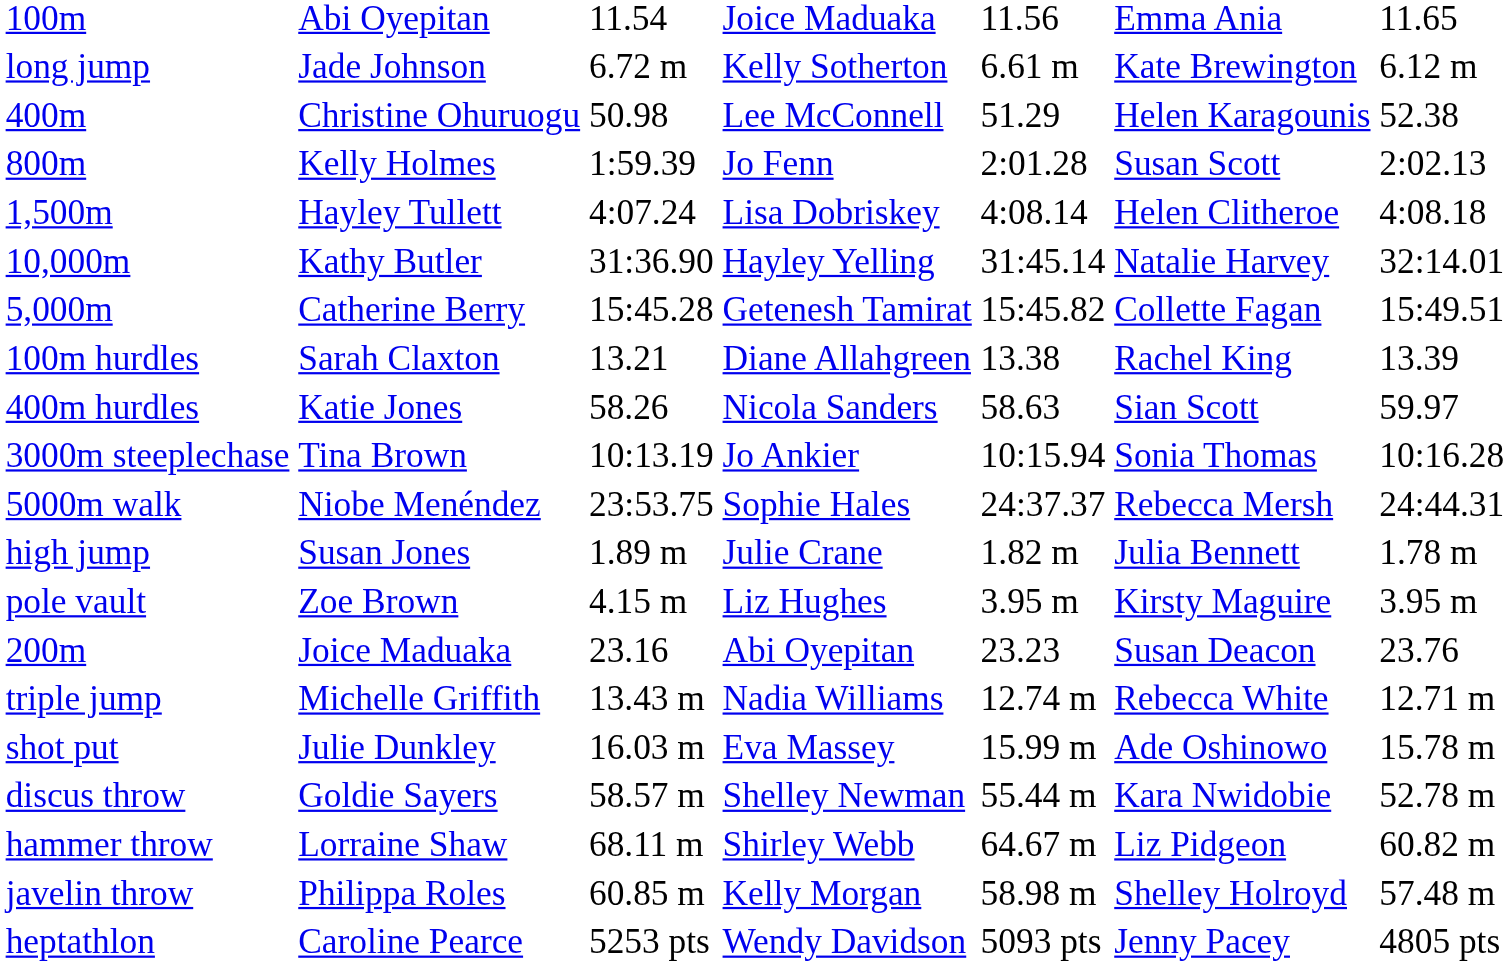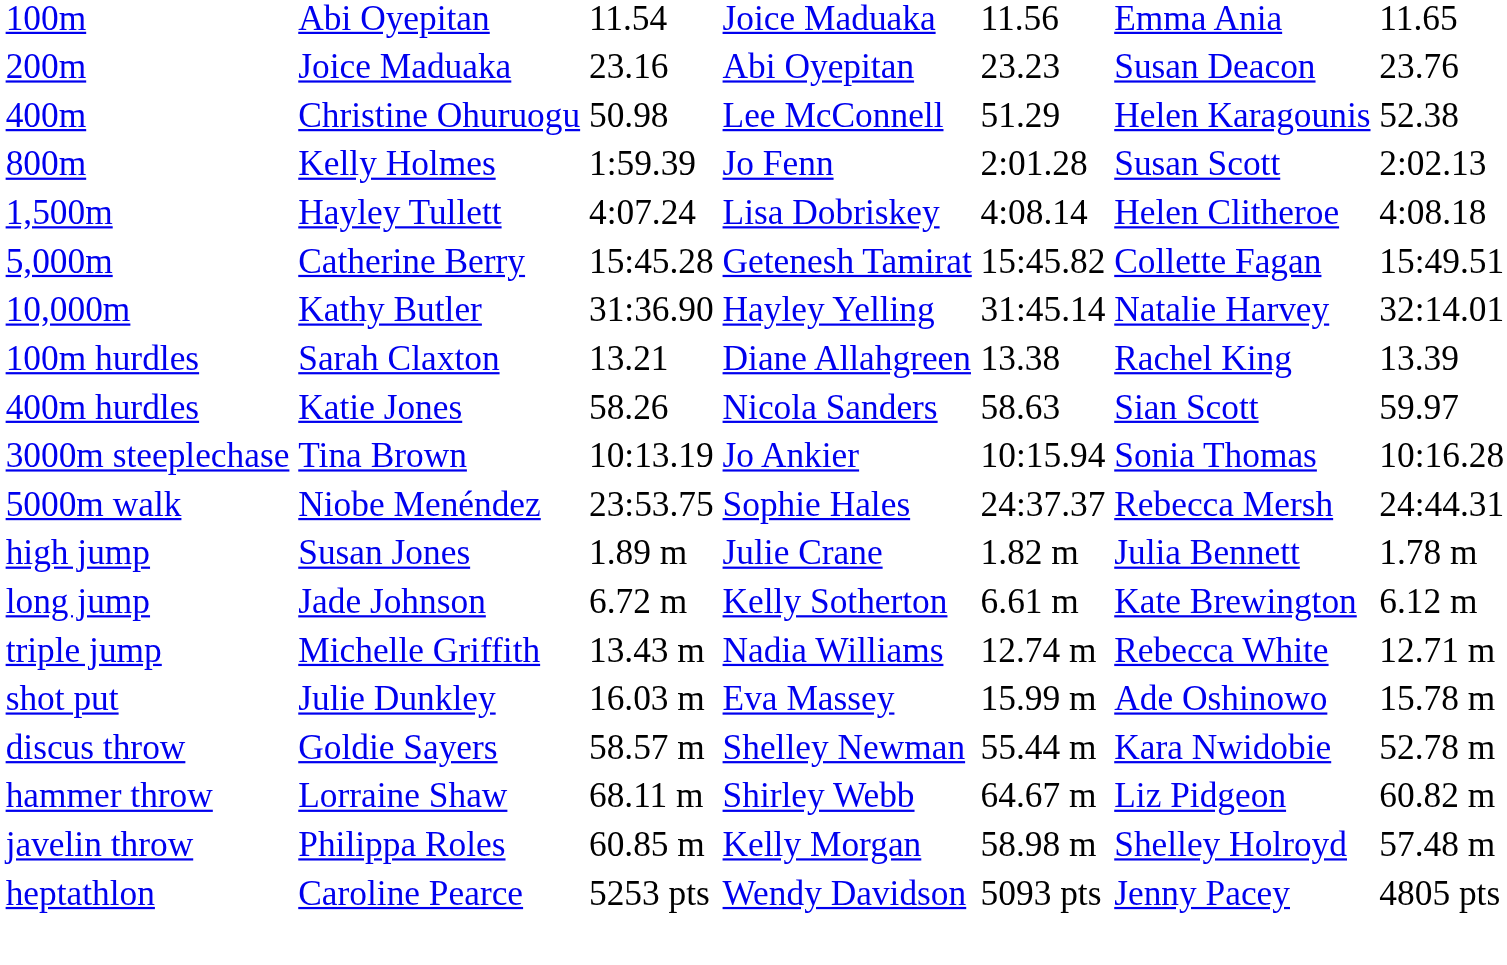rows swapped: (46, 649) <-> (78, 66)
rows swapped: (59, 309) <-> (68, 261)
- row: (76, 601)
